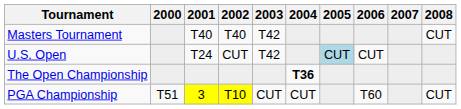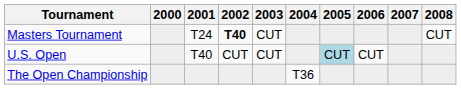(201, 35) T40 -> (201, 35) T24
(235, 35) normal -> (235, 35) bold
(269, 35) T42 -> (269, 35) CUT
(201, 55) T24 -> (201, 55) T40
(269, 55) T42 -> (269, 55) CUT
(303, 75) bold -> (303, 75) normal
- row: (62, 94)
